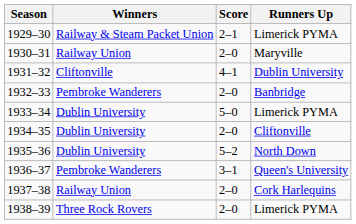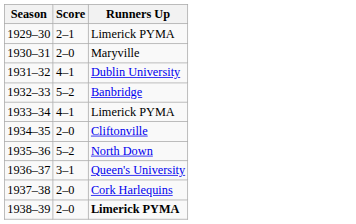- column: (135, 14)
(228, 92) 2–0 -> (65, 92) 5–2
(228, 111) 5–0 -> (65, 111) 4–1
(296, 209) normal -> (135, 209) bold
